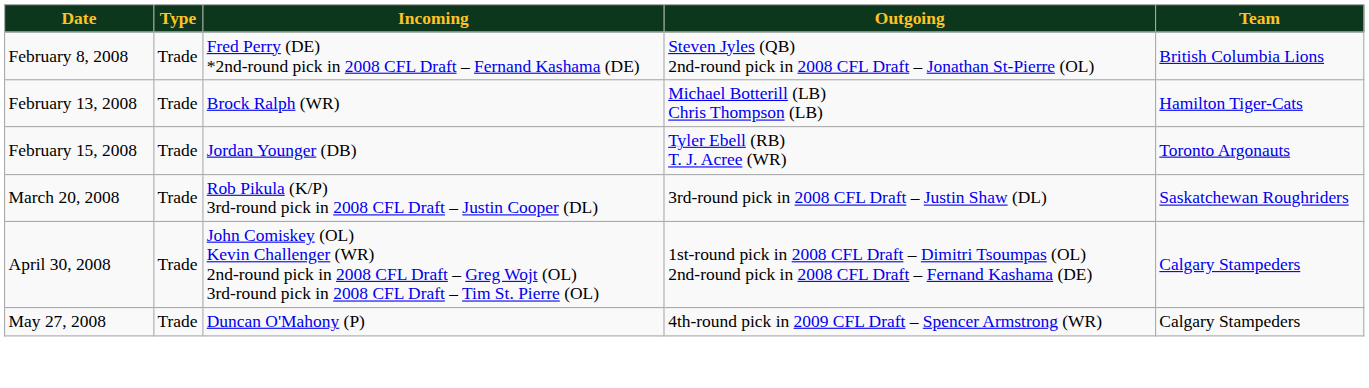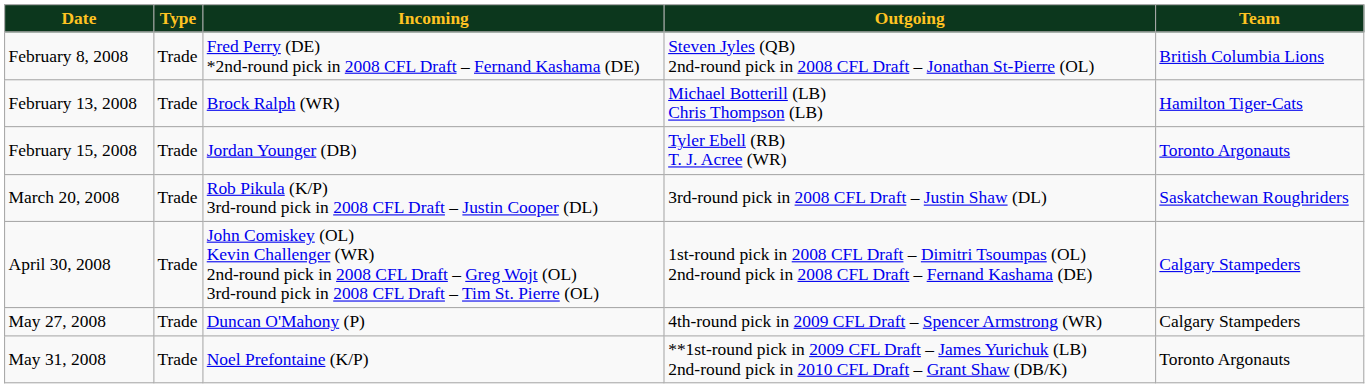+ row: (57, 359)
